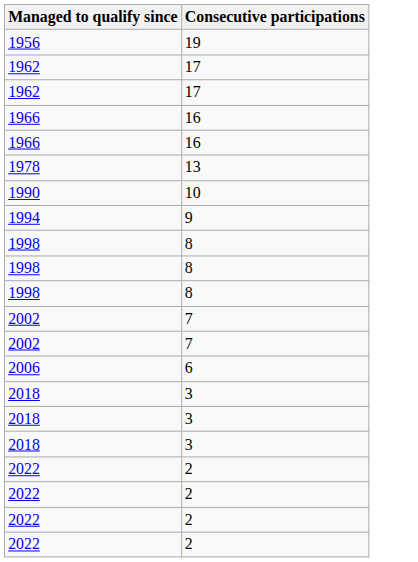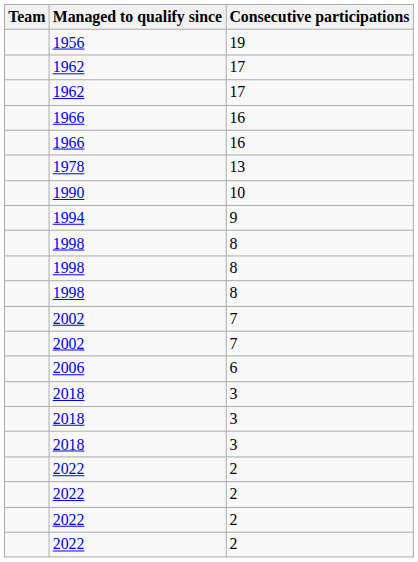+ column: (27, 17)
